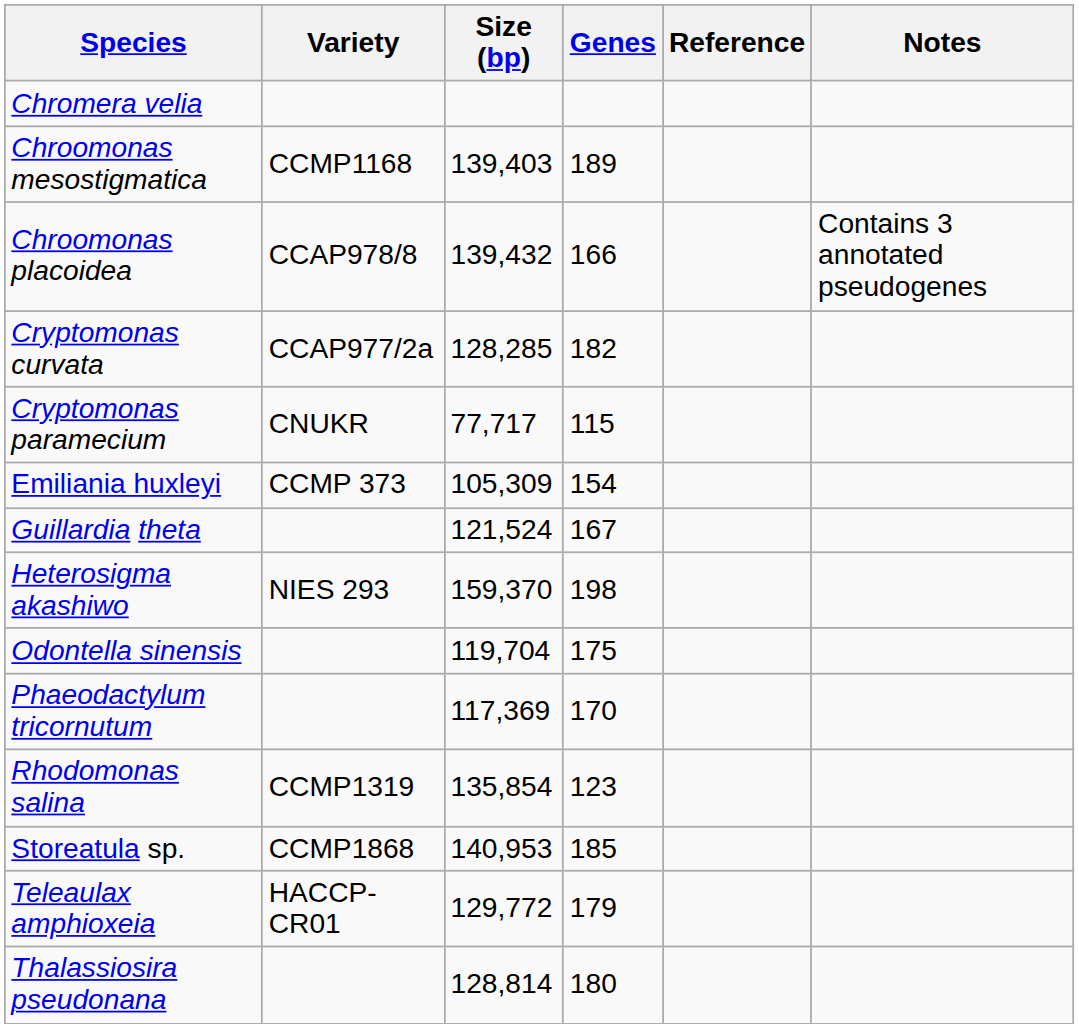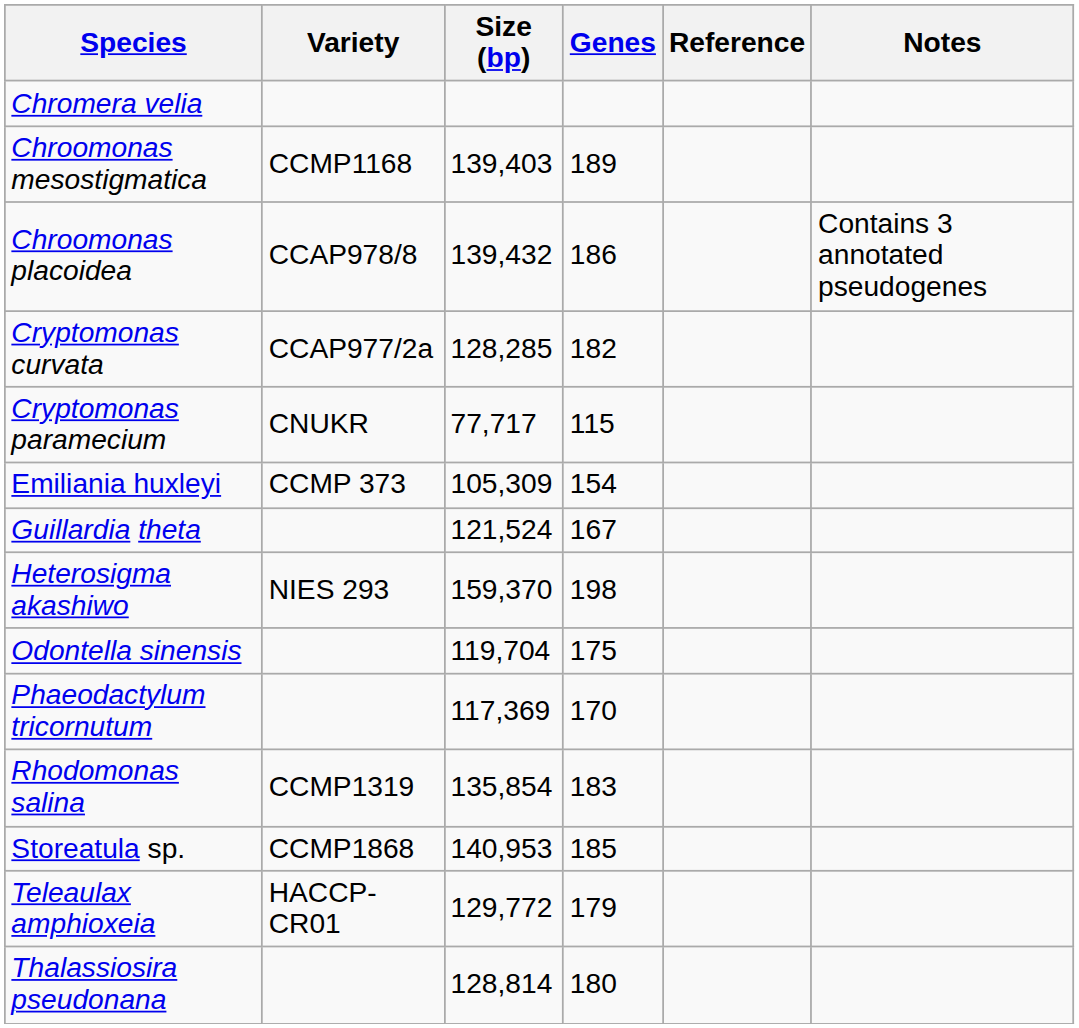(593, 255) 166 -> (593, 255) 186
(593, 787) 123 -> (593, 787) 183
